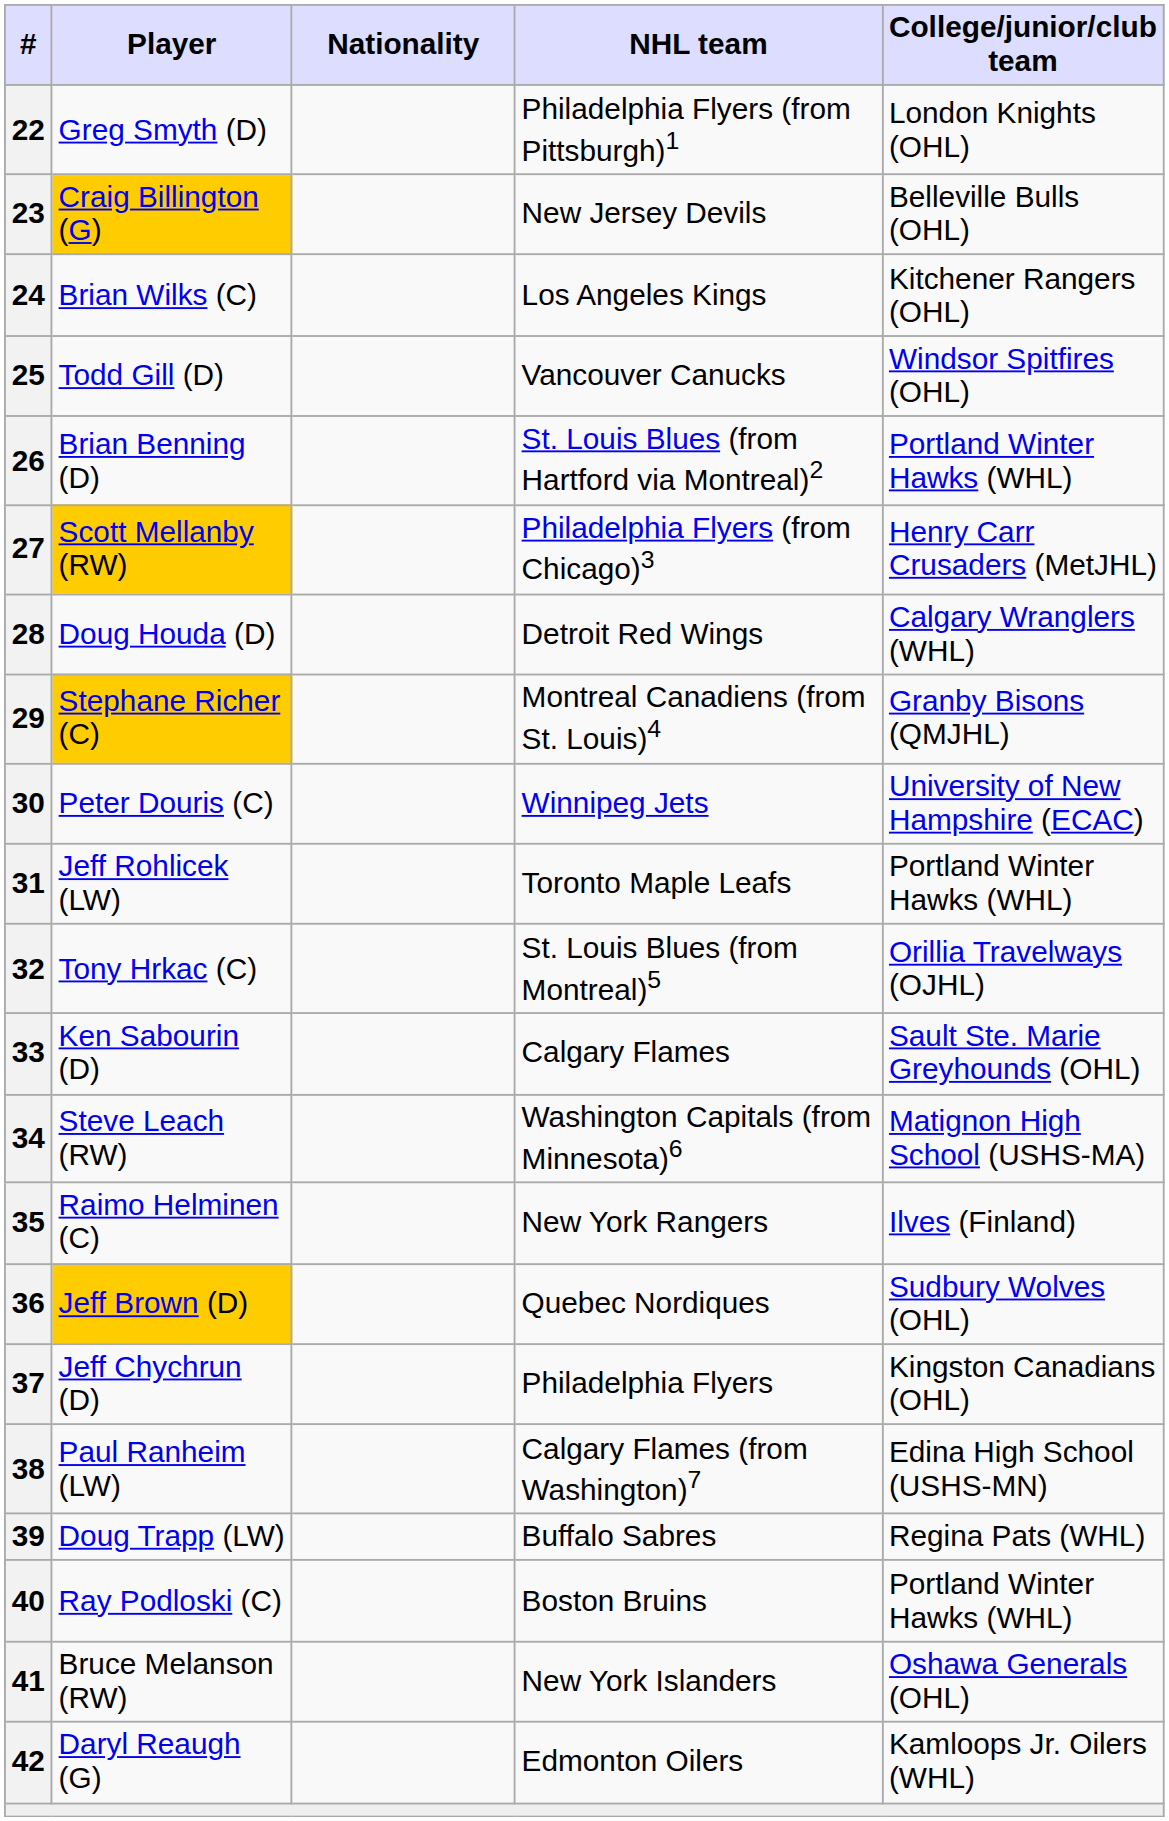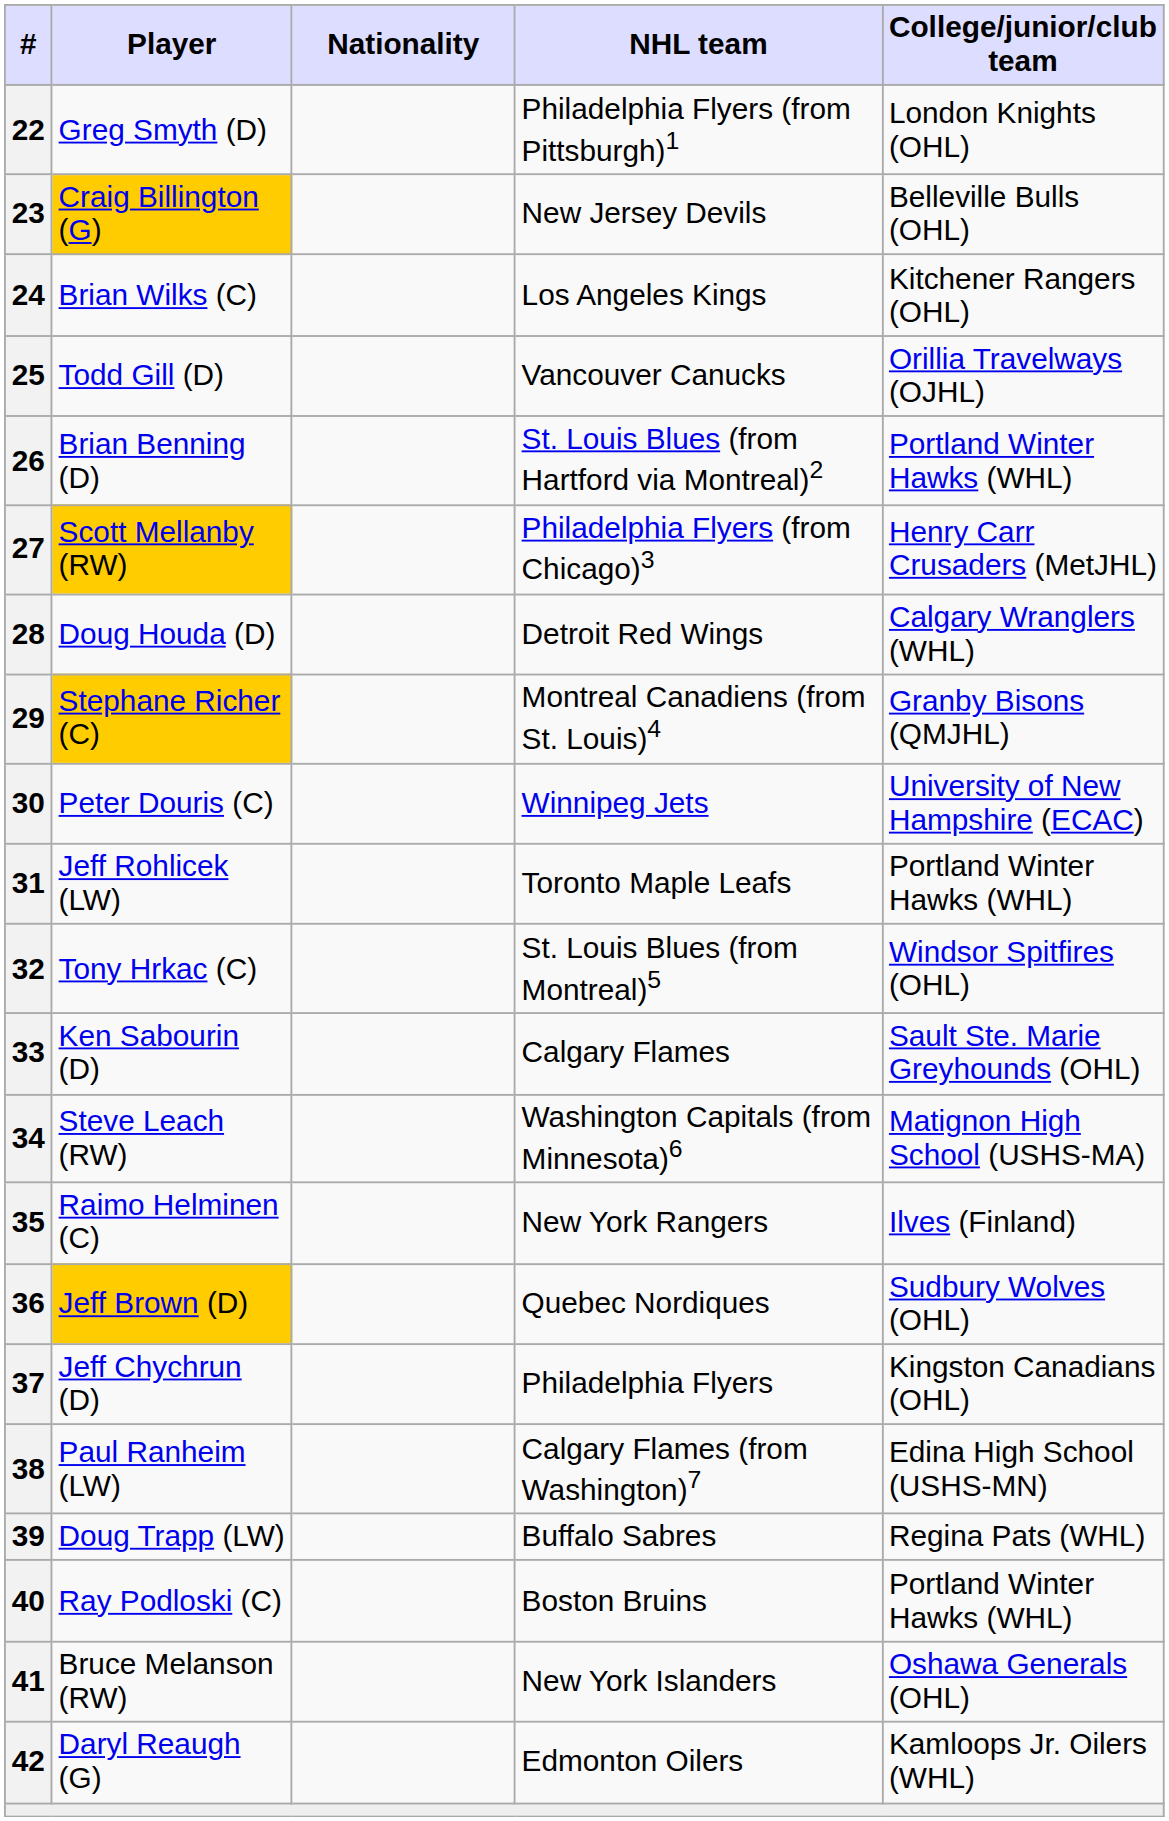(1001, 375) Windsor Spitfires (OHL) -> (1006, 375) Orillia Travelways (OJHL)
(1006, 968) Orillia Travelways (OJHL) -> (1001, 968) Windsor Spitfires (OHL)
